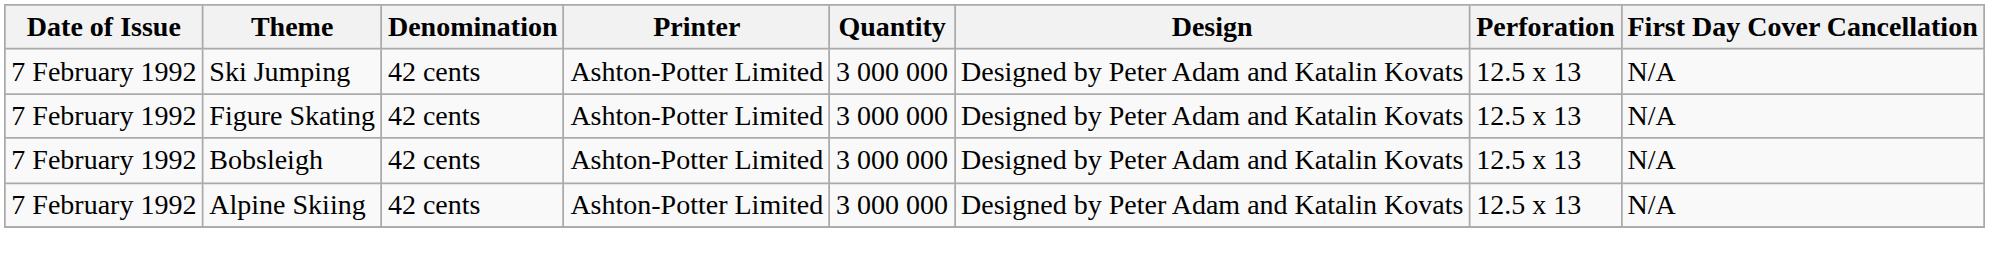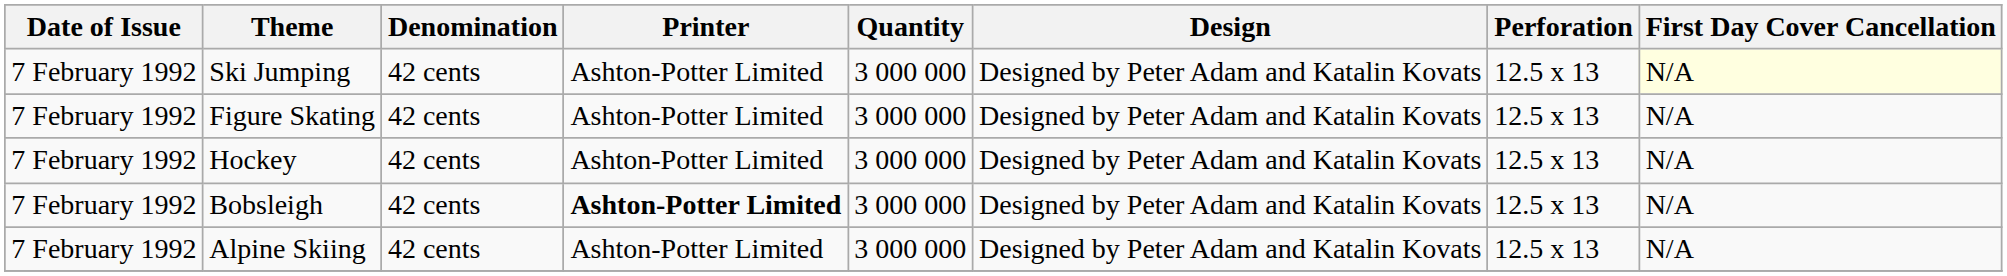(1652, 71) no background -> (1670, 71) lightyellow background
+ row: (253, 159)
(697, 159) normal -> (706, 204) bold
